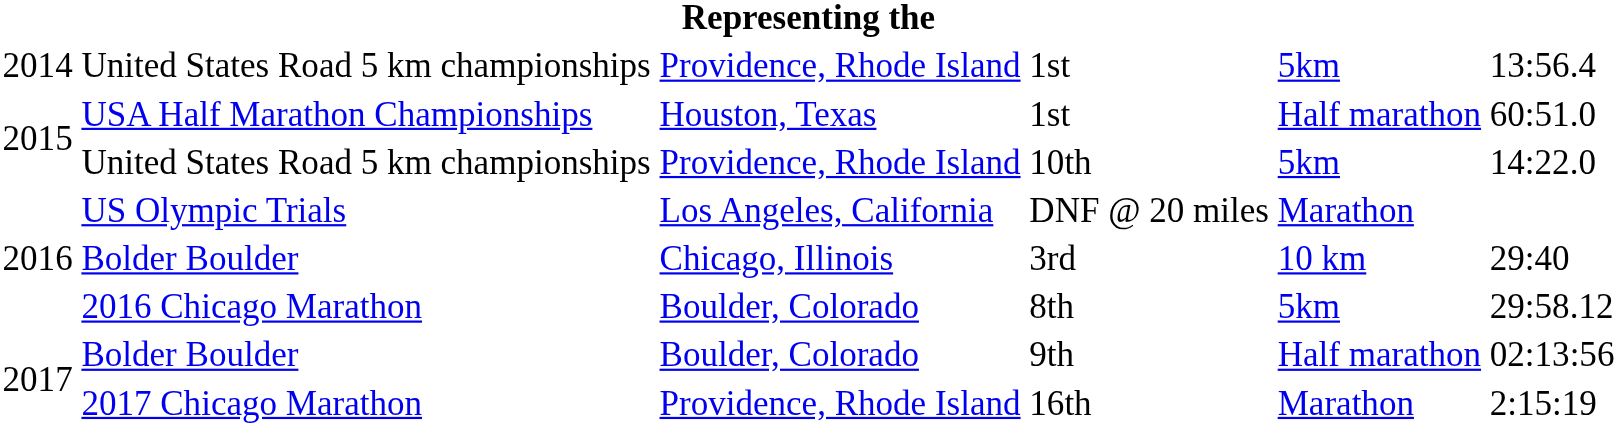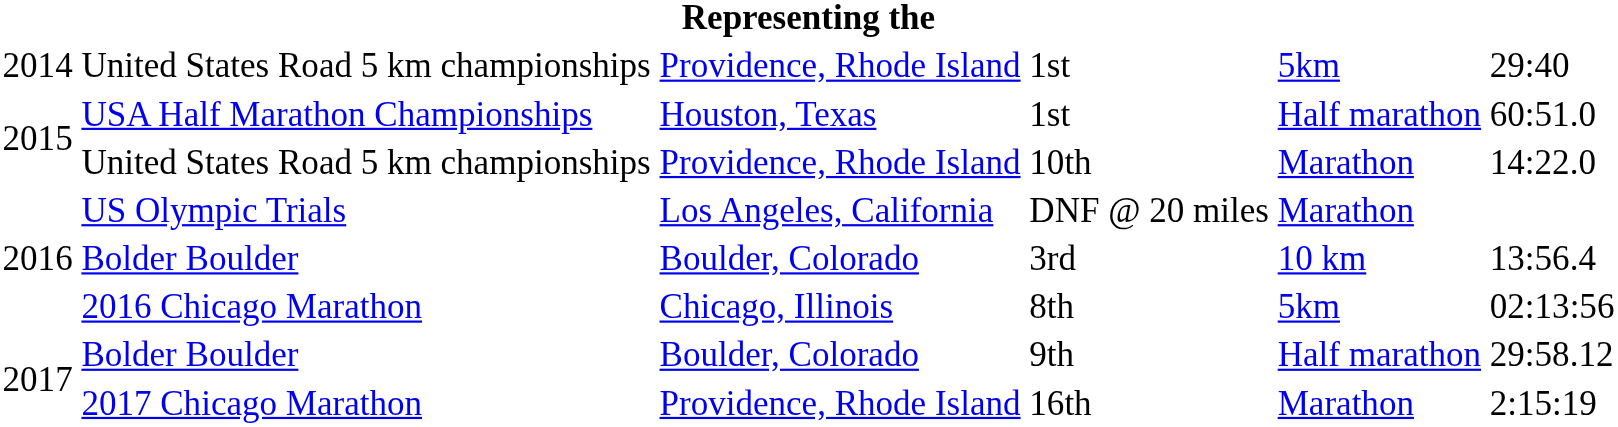(1543, 65) 13:56.4 -> (1530, 65) 29:40
(1309, 162) 5km -> (1346, 162) Marathon
(776, 258) Chicago, Illinois -> (789, 258) Boulder, Colorado
(1530, 258) 29:40 -> (1543, 258) 13:56.4
(789, 306) Boulder, Colorado -> (776, 306) Chicago, Illinois
(1552, 306) 29:58.12 -> (1552, 306) 02:13:56
(1552, 354) 02:13:56 -> (1552, 354) 29:58.12
